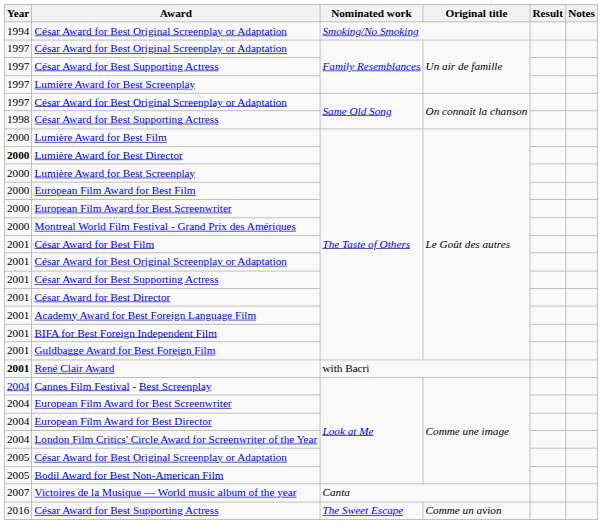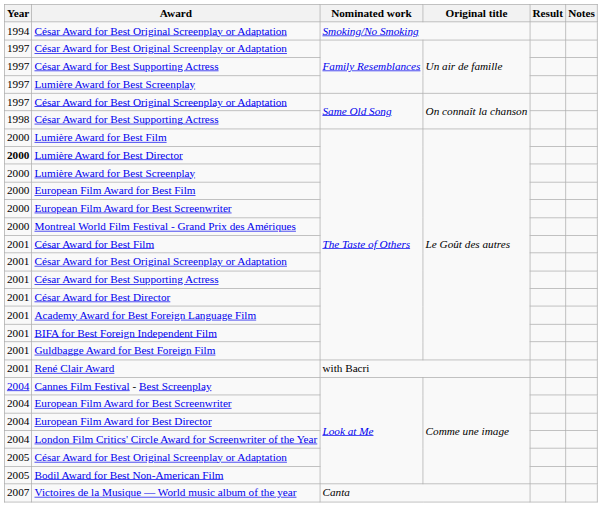(18, 368) bold -> (18, 368) normal
- row: (127, 510)
